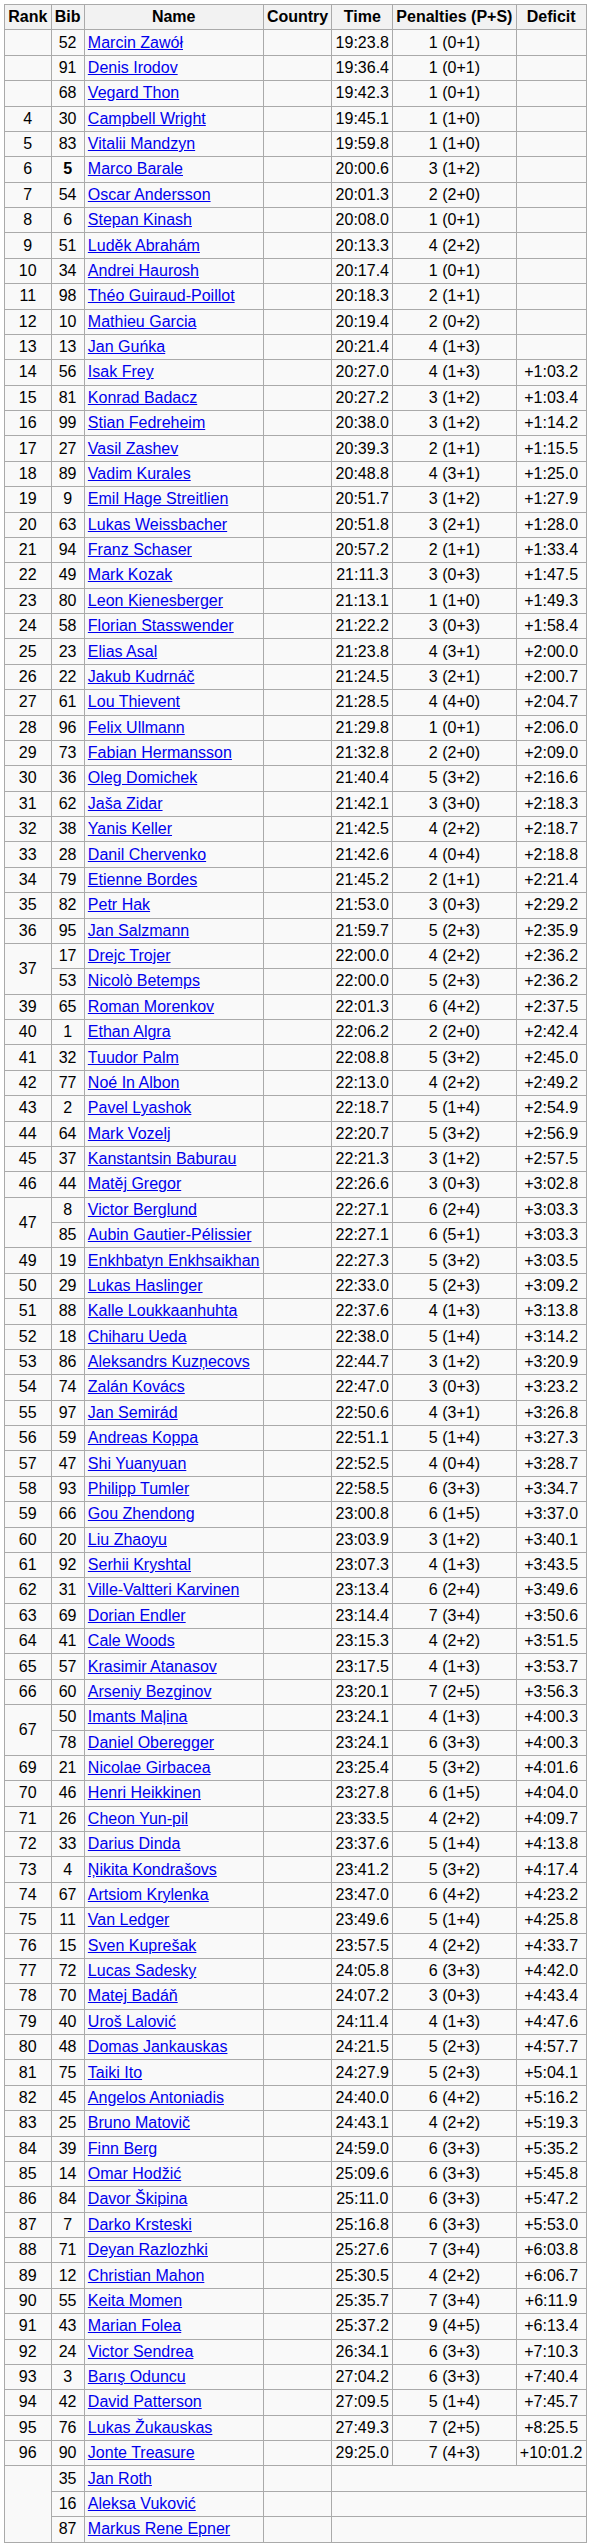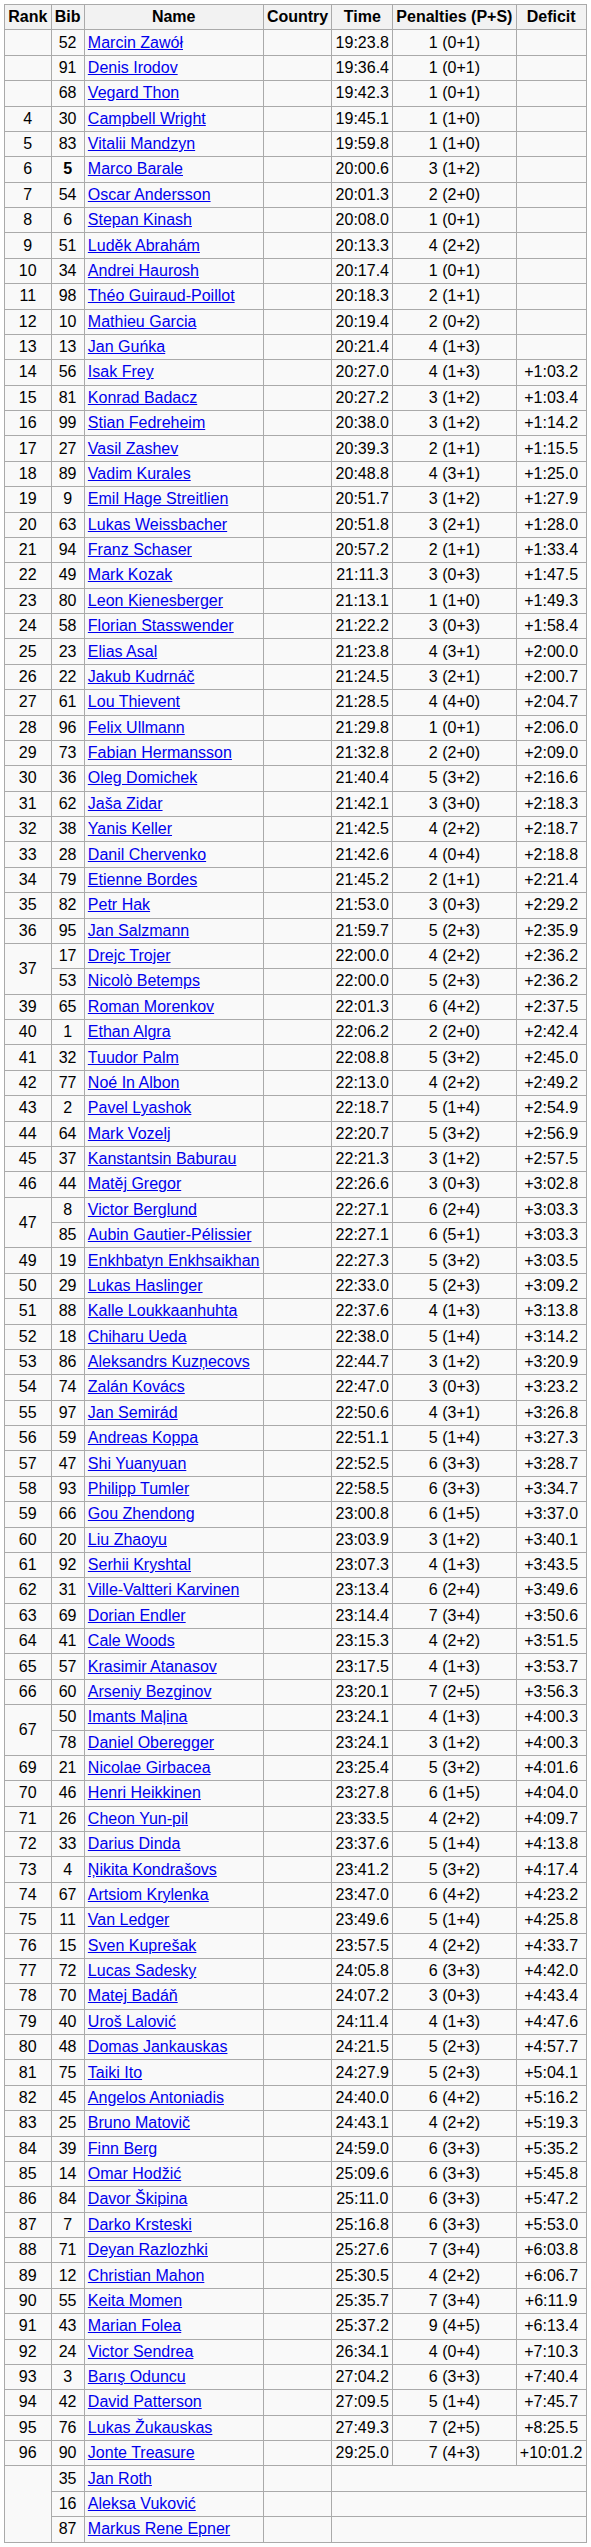(454, 1463) 4 (0+4) -> (454, 1463) 6 (3+3)
(454, 1742) 6 (3+3) -> (454, 1742) 3 (1+2)
(454, 2351) 6 (3+3) -> (454, 2351) 4 (0+4)
